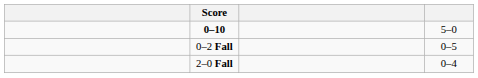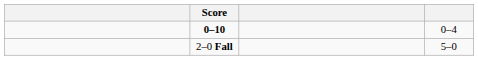(449, 30) 5–0 -> (449, 30) 0–4
- row: (214, 47)
(449, 64) 0–4 -> (449, 47) 5–0
